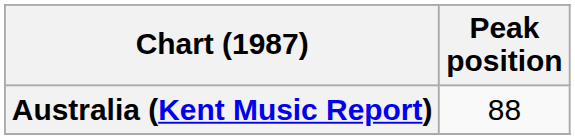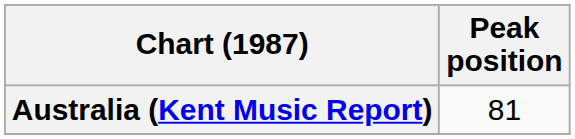(504, 109) 88 -> (504, 109) 81
